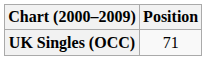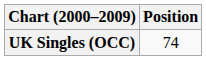(171, 42) 71 -> (171, 42) 74
